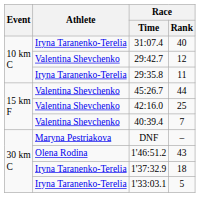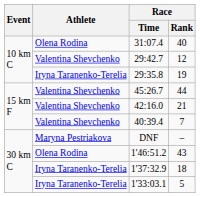(81, 44) Iryna Taranenko-Terelia -> (61, 44) Olena Rodina
(182, 75) 11 -> (182, 75) 19
(182, 106) 25 -> (182, 106) 21
